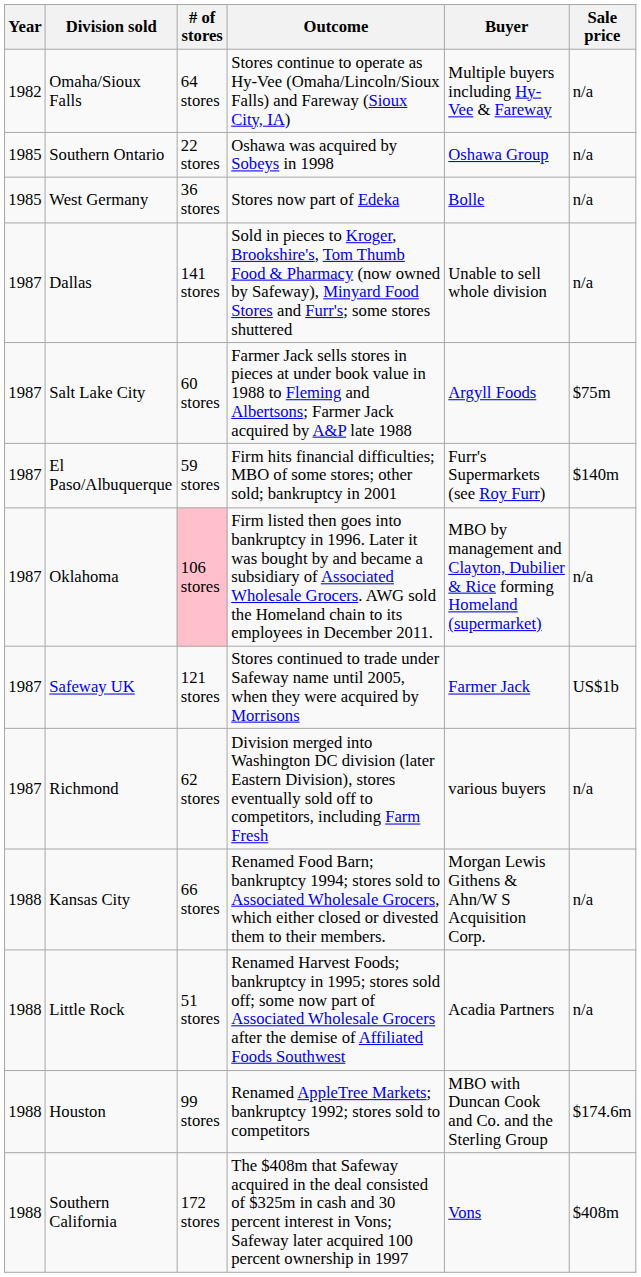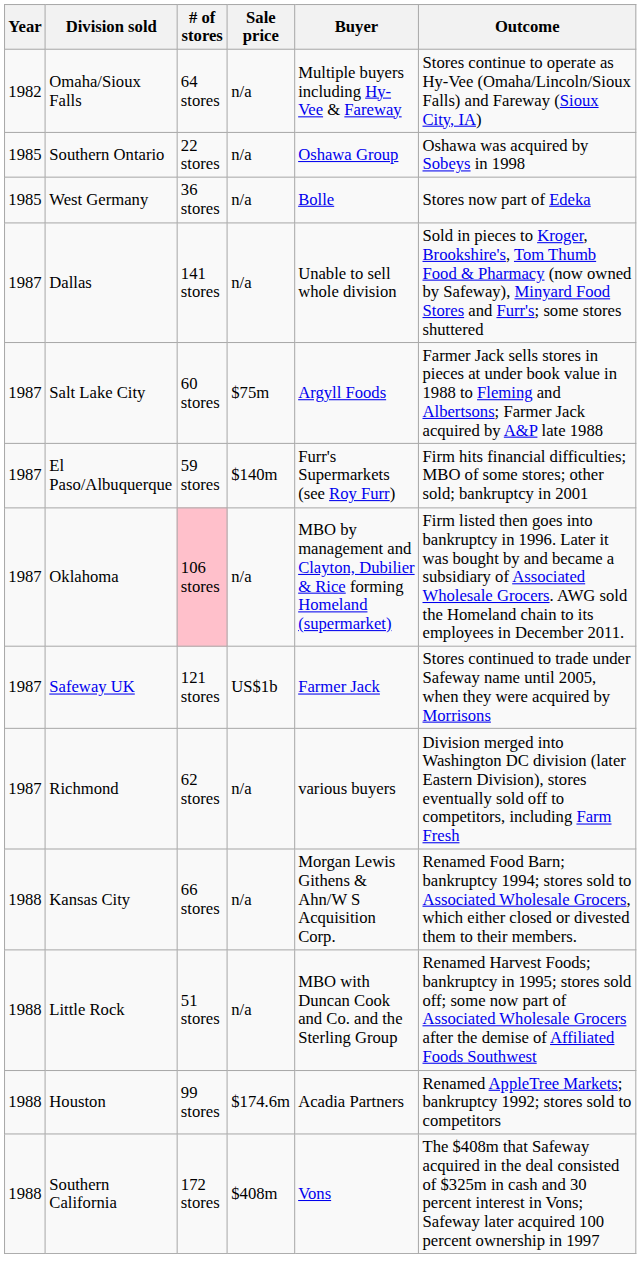columns swapped: (602, 27) <-> (336, 27)
(501, 1009) Acadia Partners -> (350, 1009) MBO with Duncan Cook and Co. and the Sterling Group
(501, 1111) MBO with Duncan Cook and Co. and the Sterling Group -> (351, 1101) Acadia Partners
